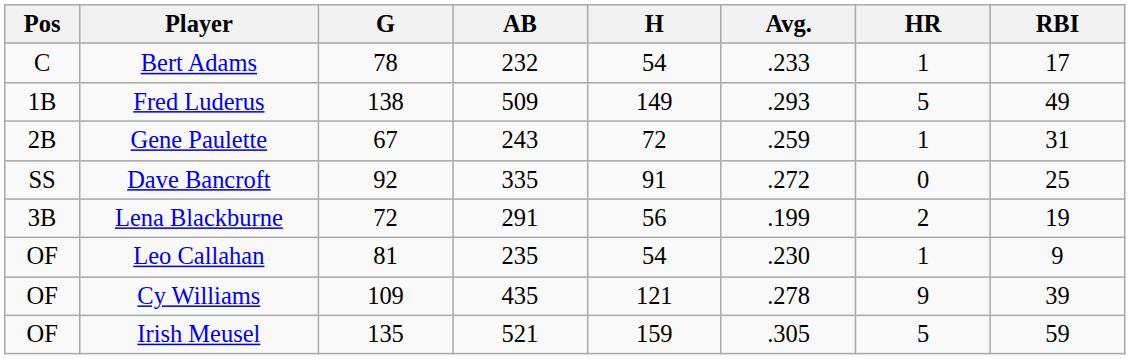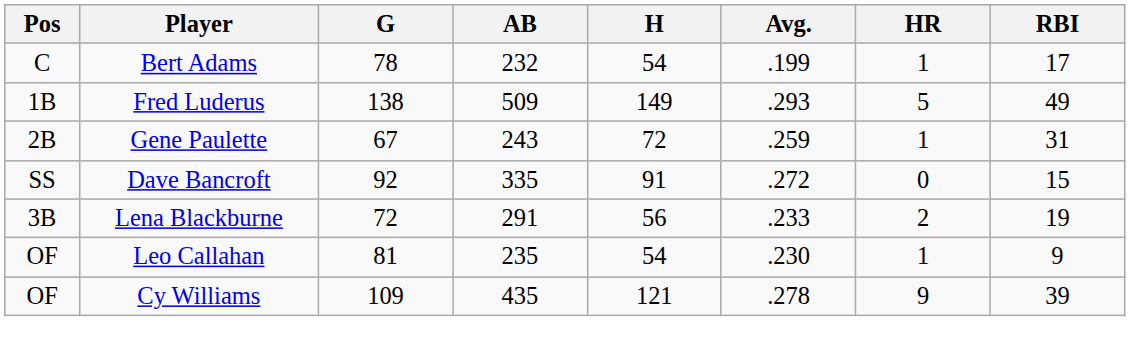(789, 62) .233 -> (789, 62) .199
(1057, 179) 25 -> (1057, 179) 15
(789, 218) .199 -> (789, 218) .233
- row: (199, 334)
